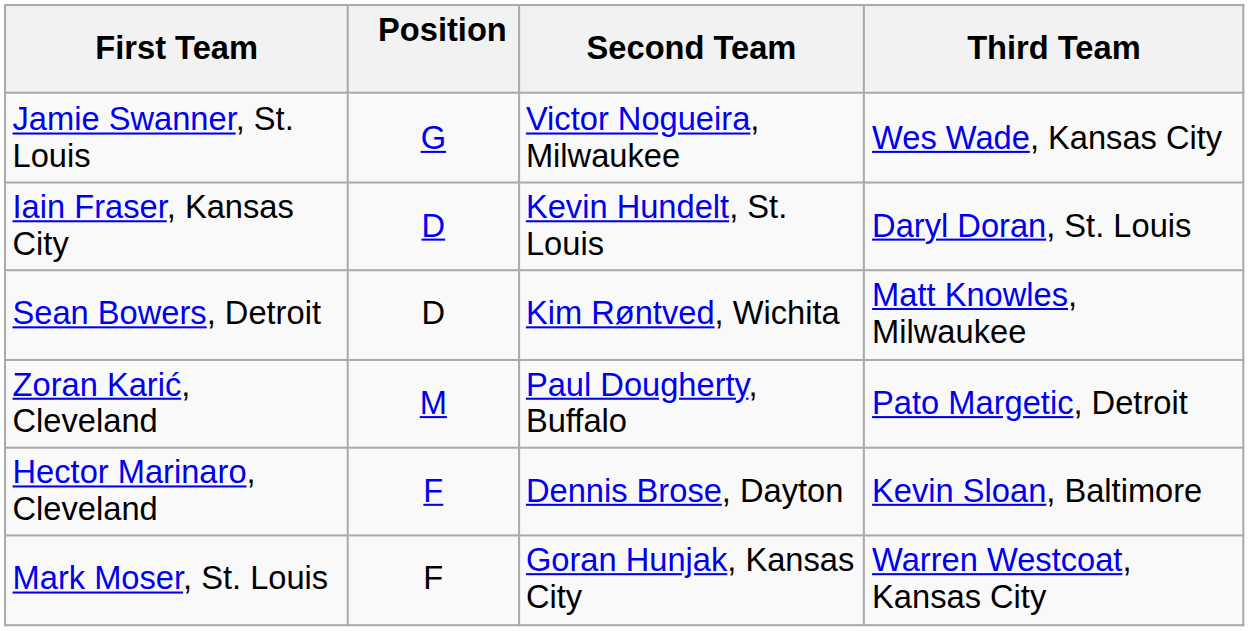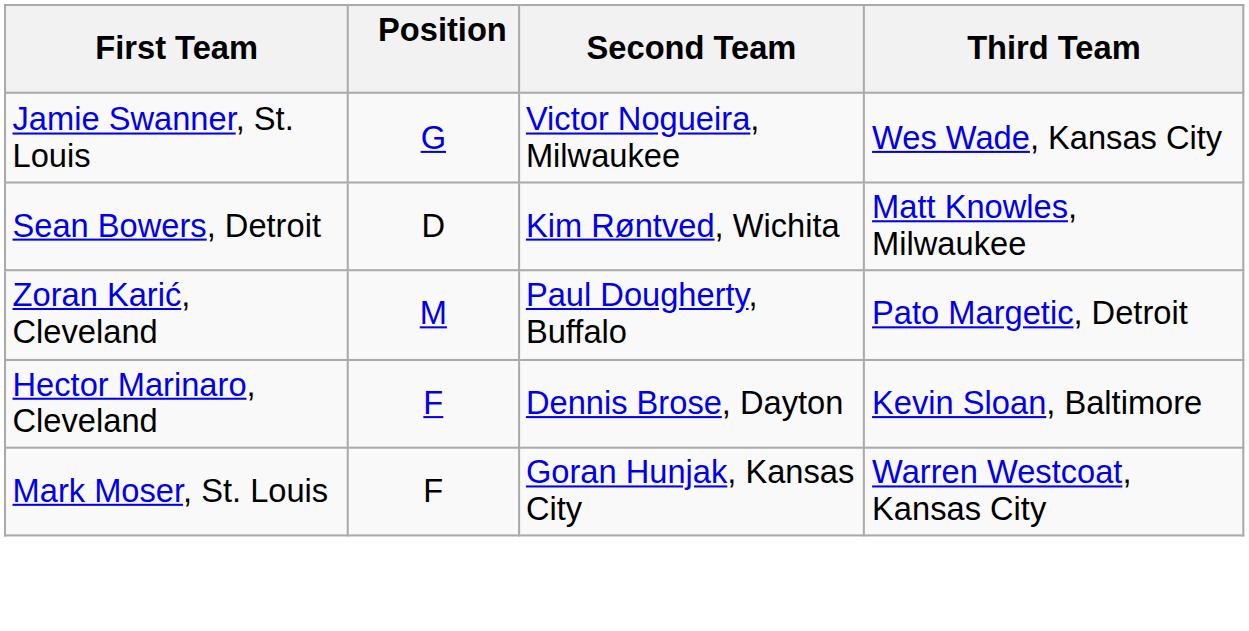- row: (153, 225)
